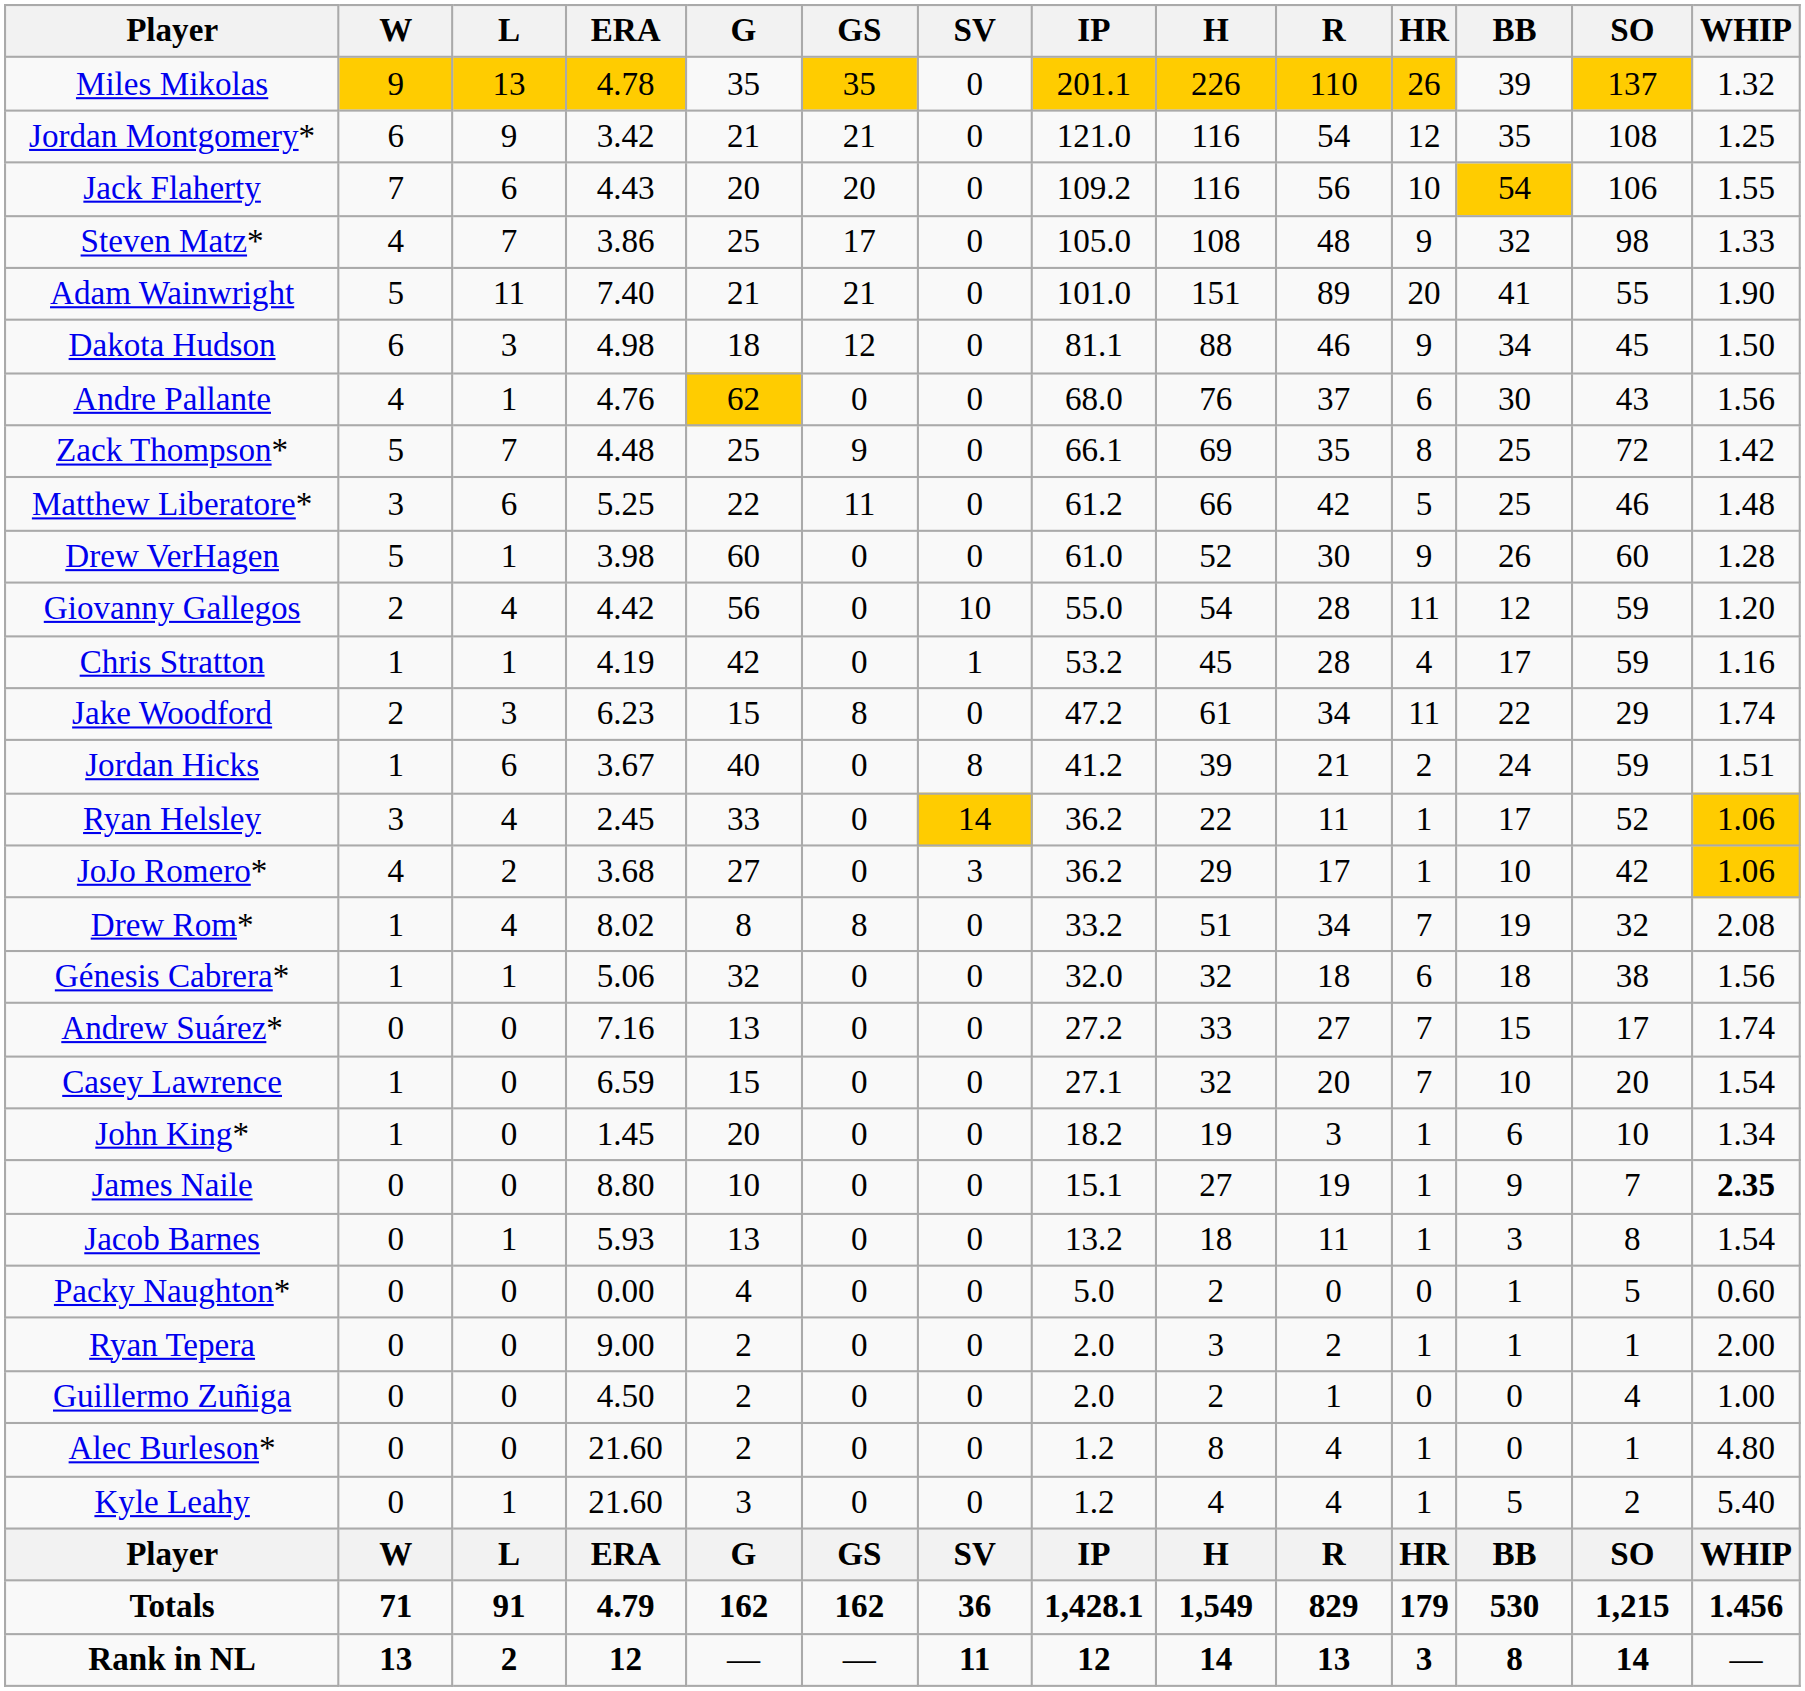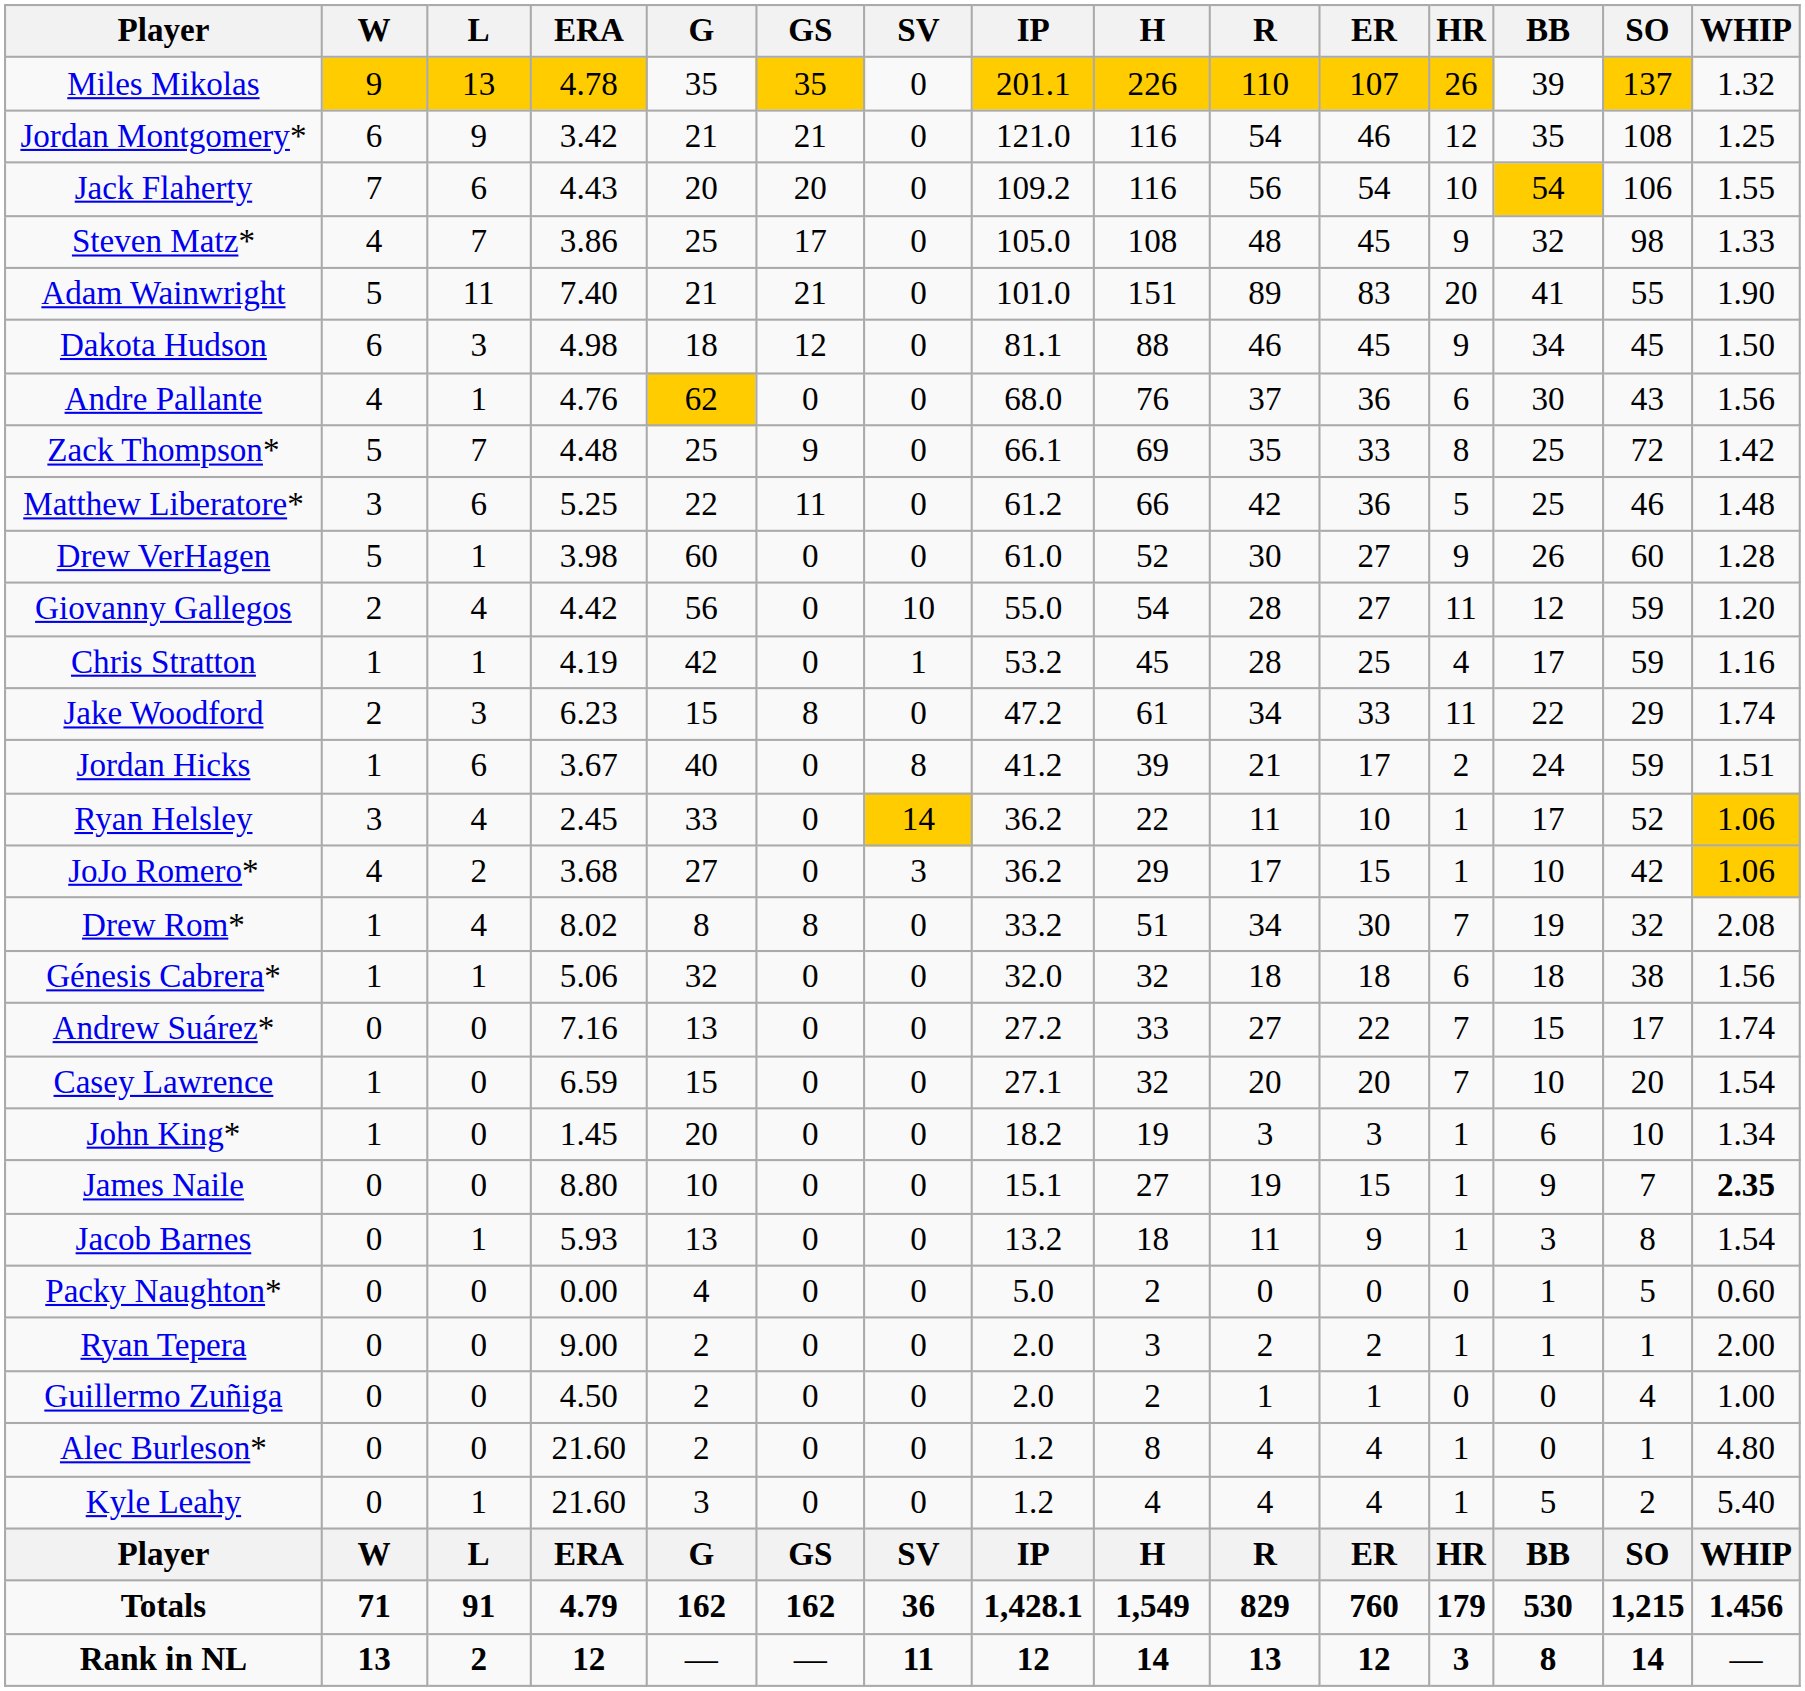+ column: (1374, 30)
